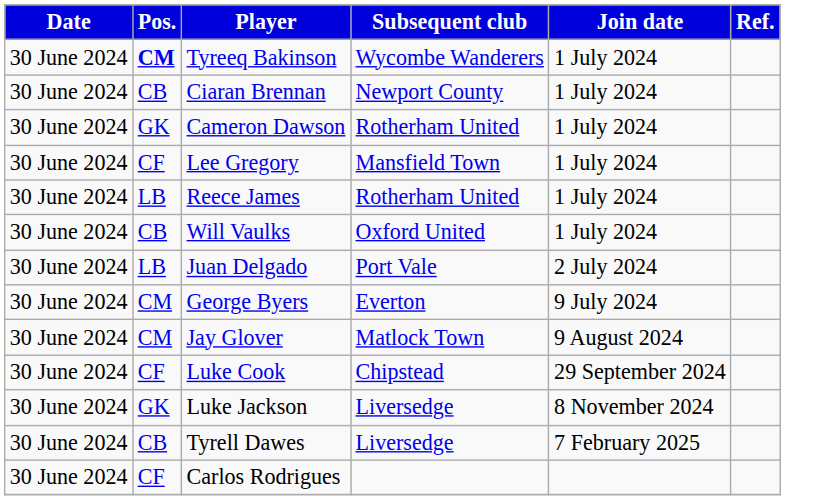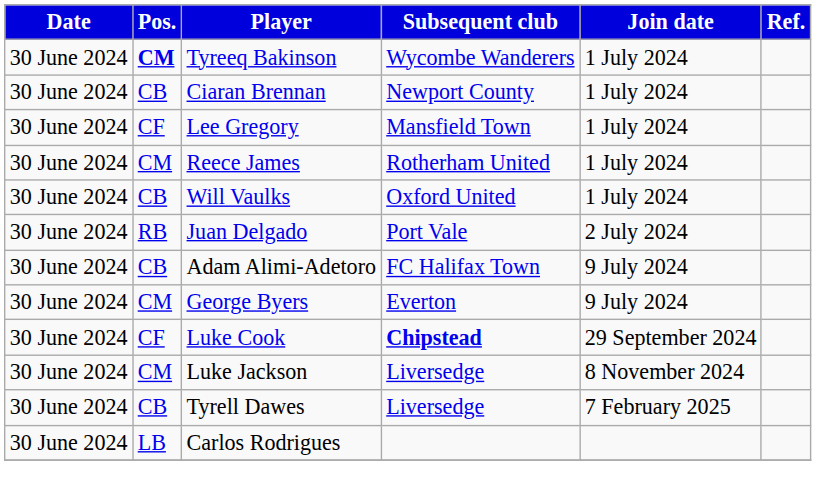- row: (266, 127)
(152, 197) LB -> (155, 162) CM
(152, 267) LB -> (152, 232) RB
+ row: (281, 267)
- row: (235, 337)
(400, 372) normal -> (434, 337) bold
(154, 407) GK -> (155, 372) CM
(151, 477) CF -> (152, 442) LB
